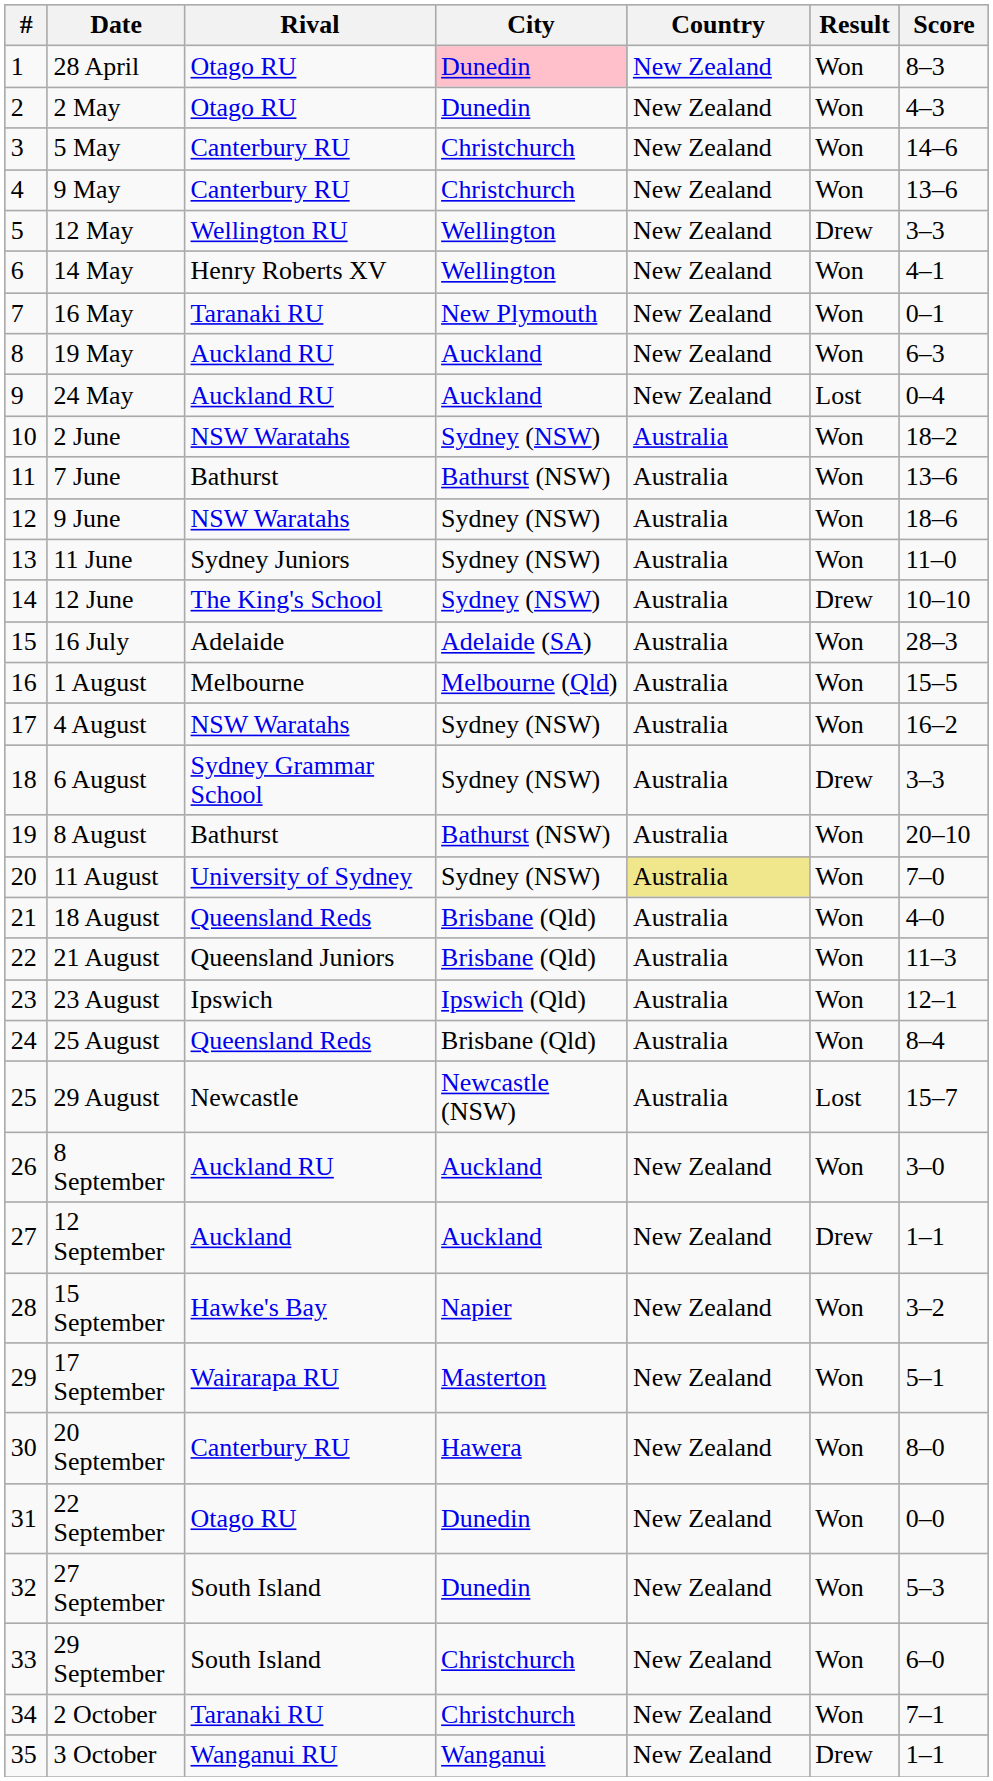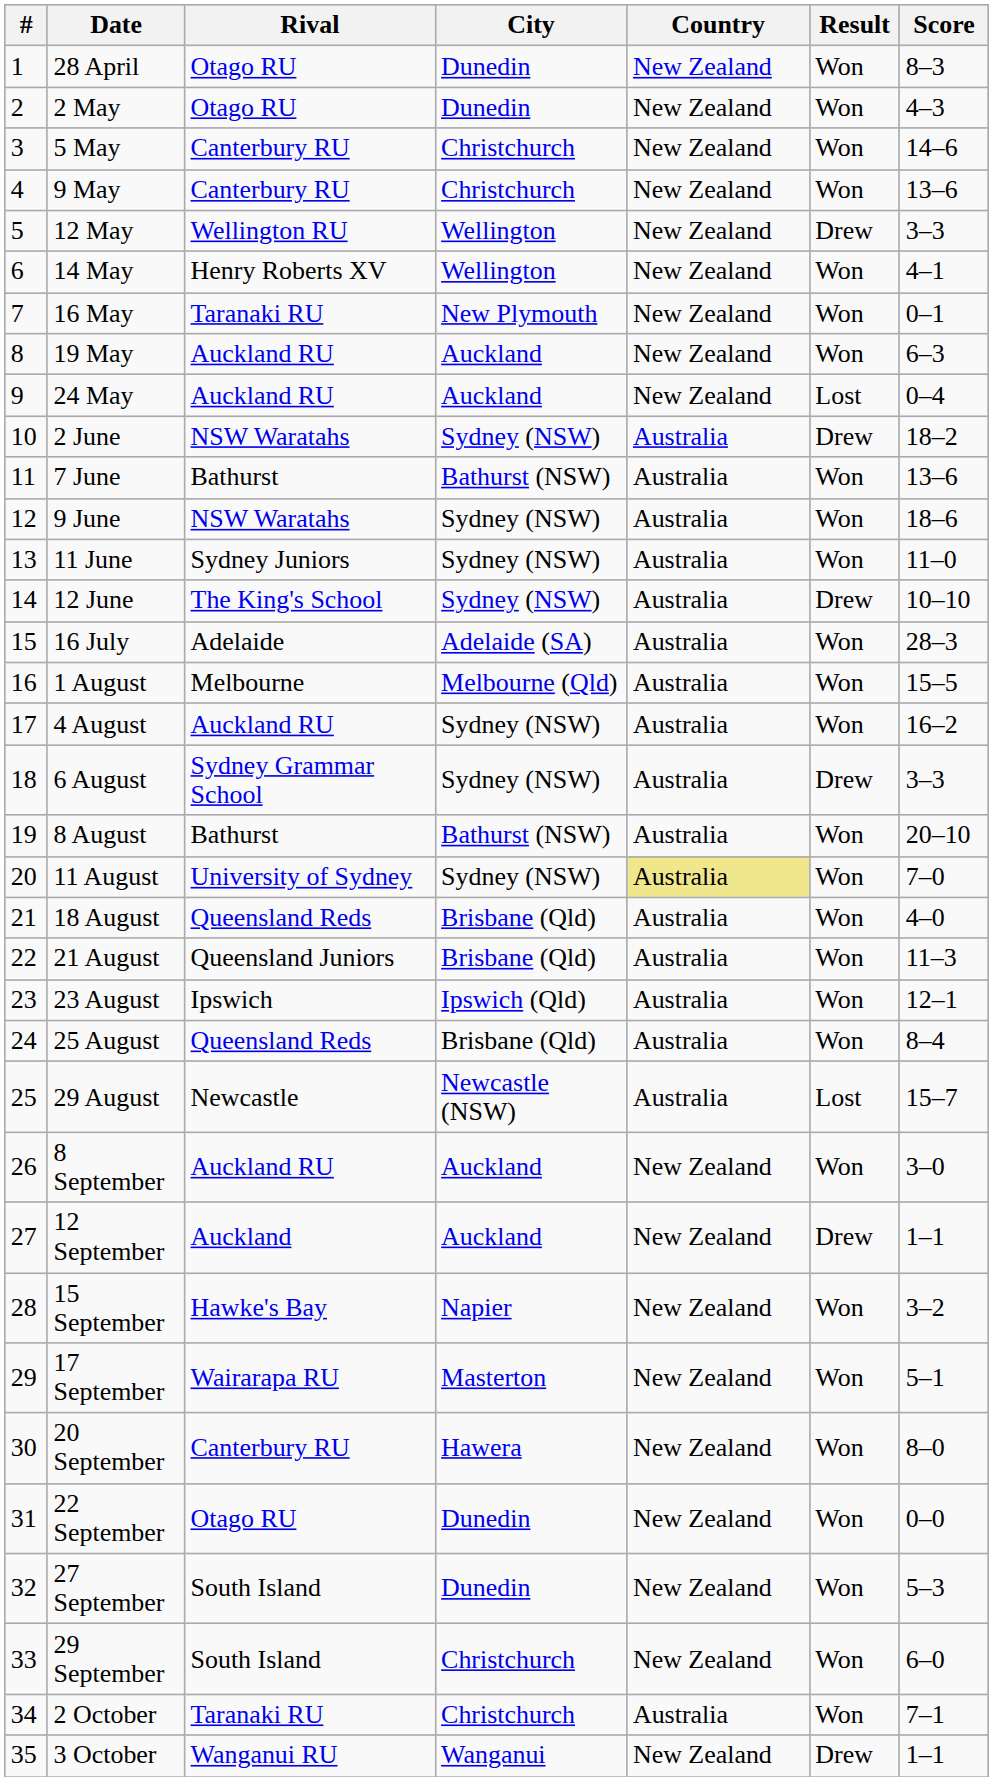(486, 66) pink background -> (486, 66) no background
(840, 436) Won -> (844, 436) Drew
(270, 723) NSW Waratahs -> (262, 723) Auckland RU
(702, 1714) New Zealand -> (680, 1714) Australia
